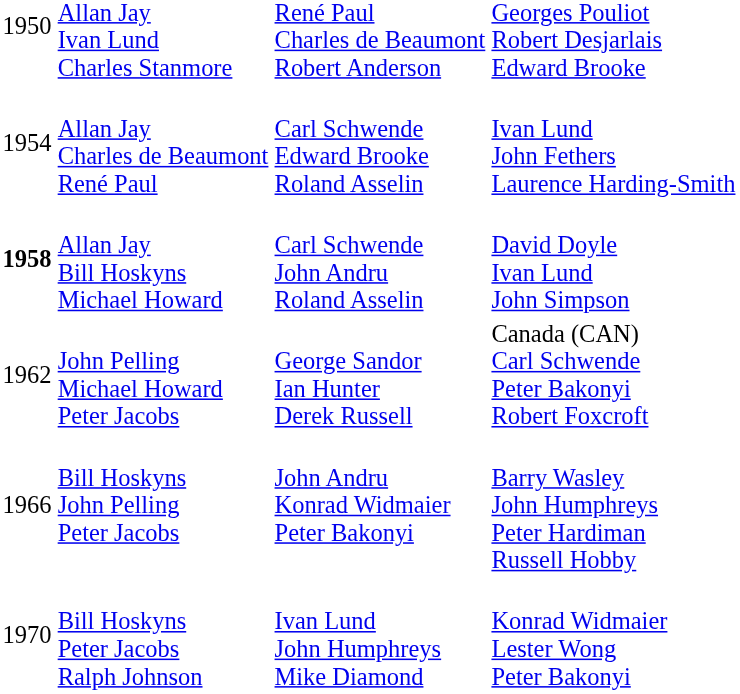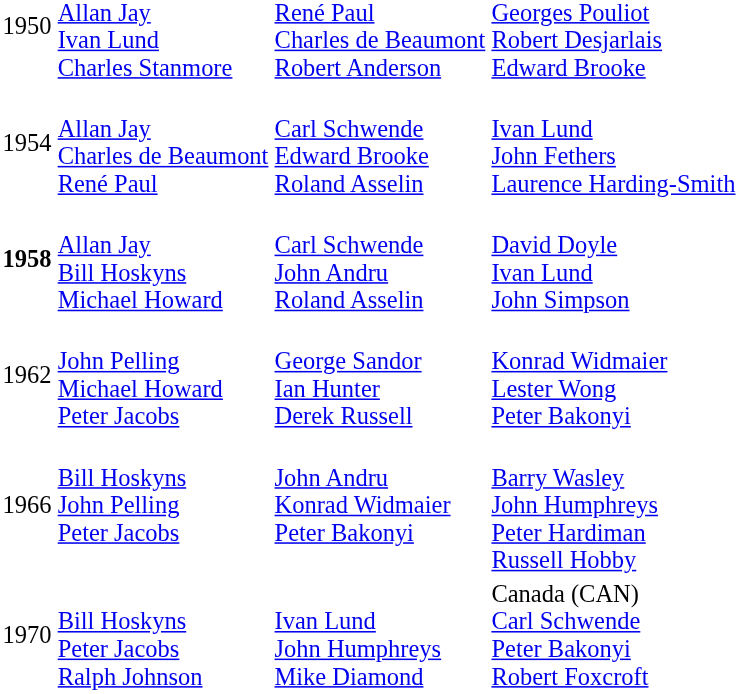(570, 375) Canada (CAN) Carl Schwende Peter Bakonyi Robert Foxcroft -> (579, 389) Konrad Widmaier Lester Wong Peter Bakonyi
(579, 649) Konrad Widmaier Lester Wong Peter Bakonyi -> (570, 635) Canada (CAN) Carl Schwende Peter Bakonyi Robert Foxcroft
